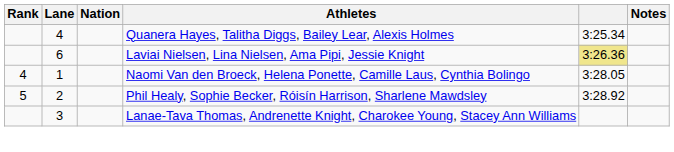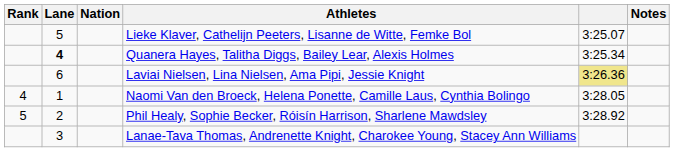+ row: (299, 34)
(59, 34) normal -> (59, 55) bold
